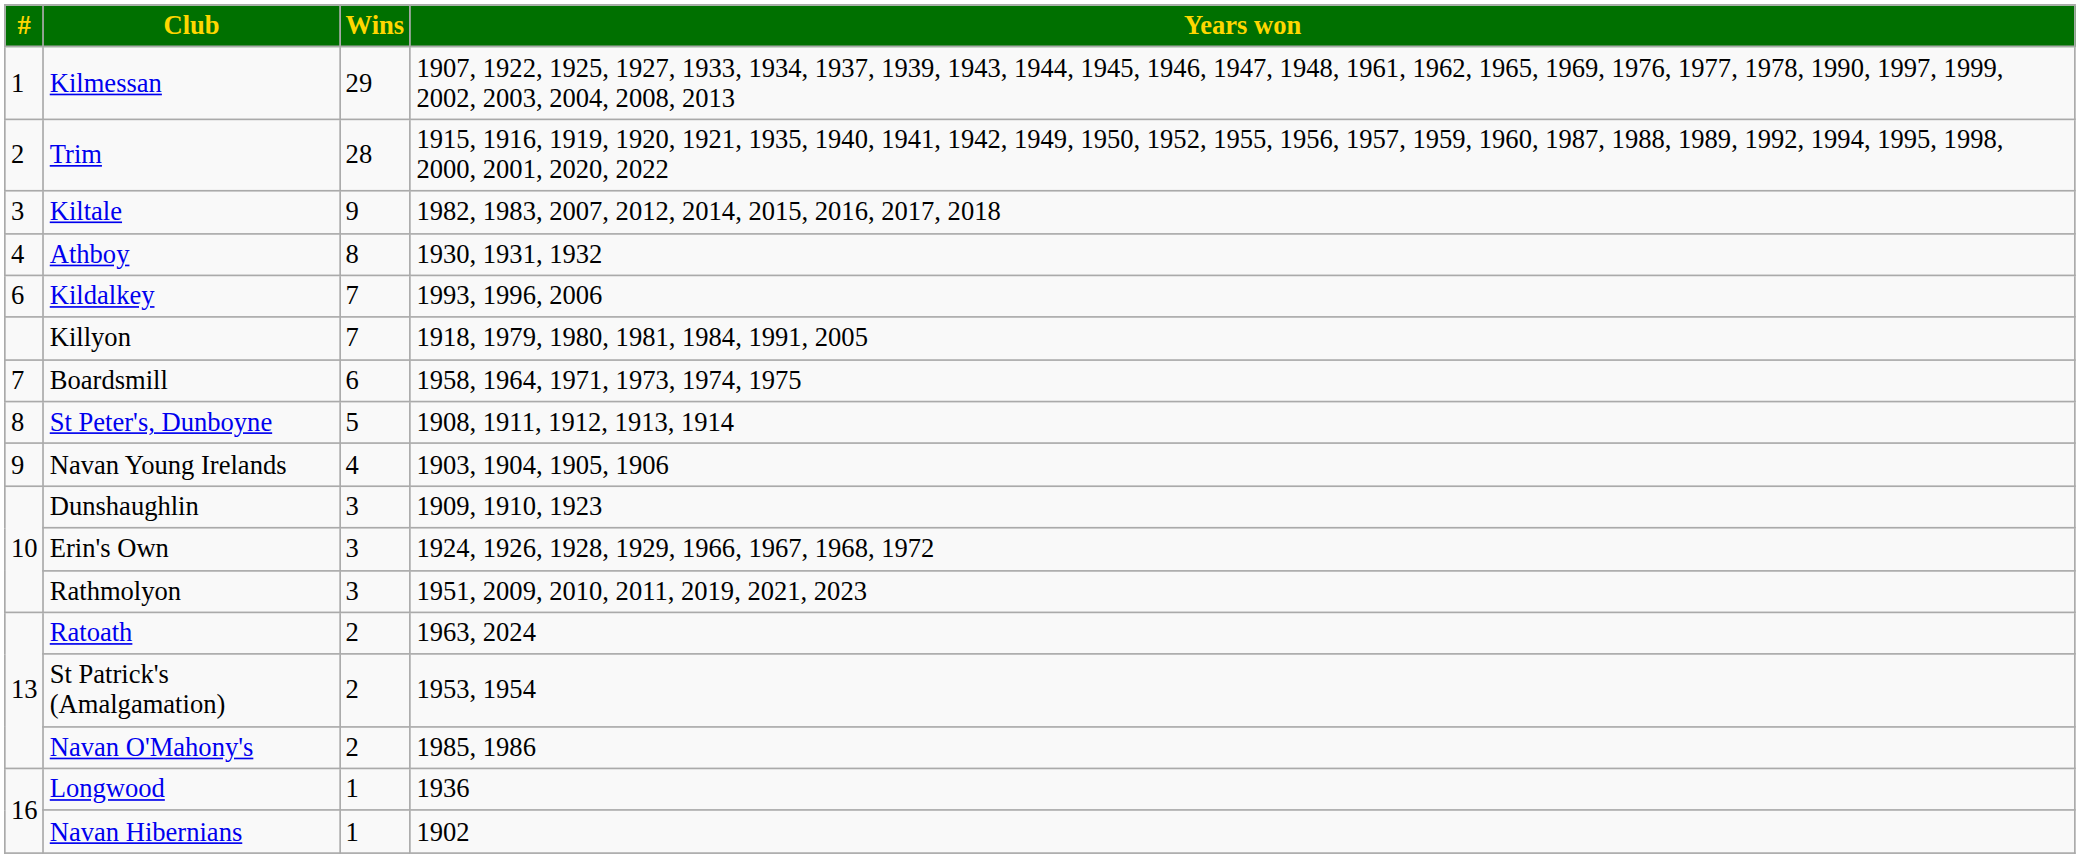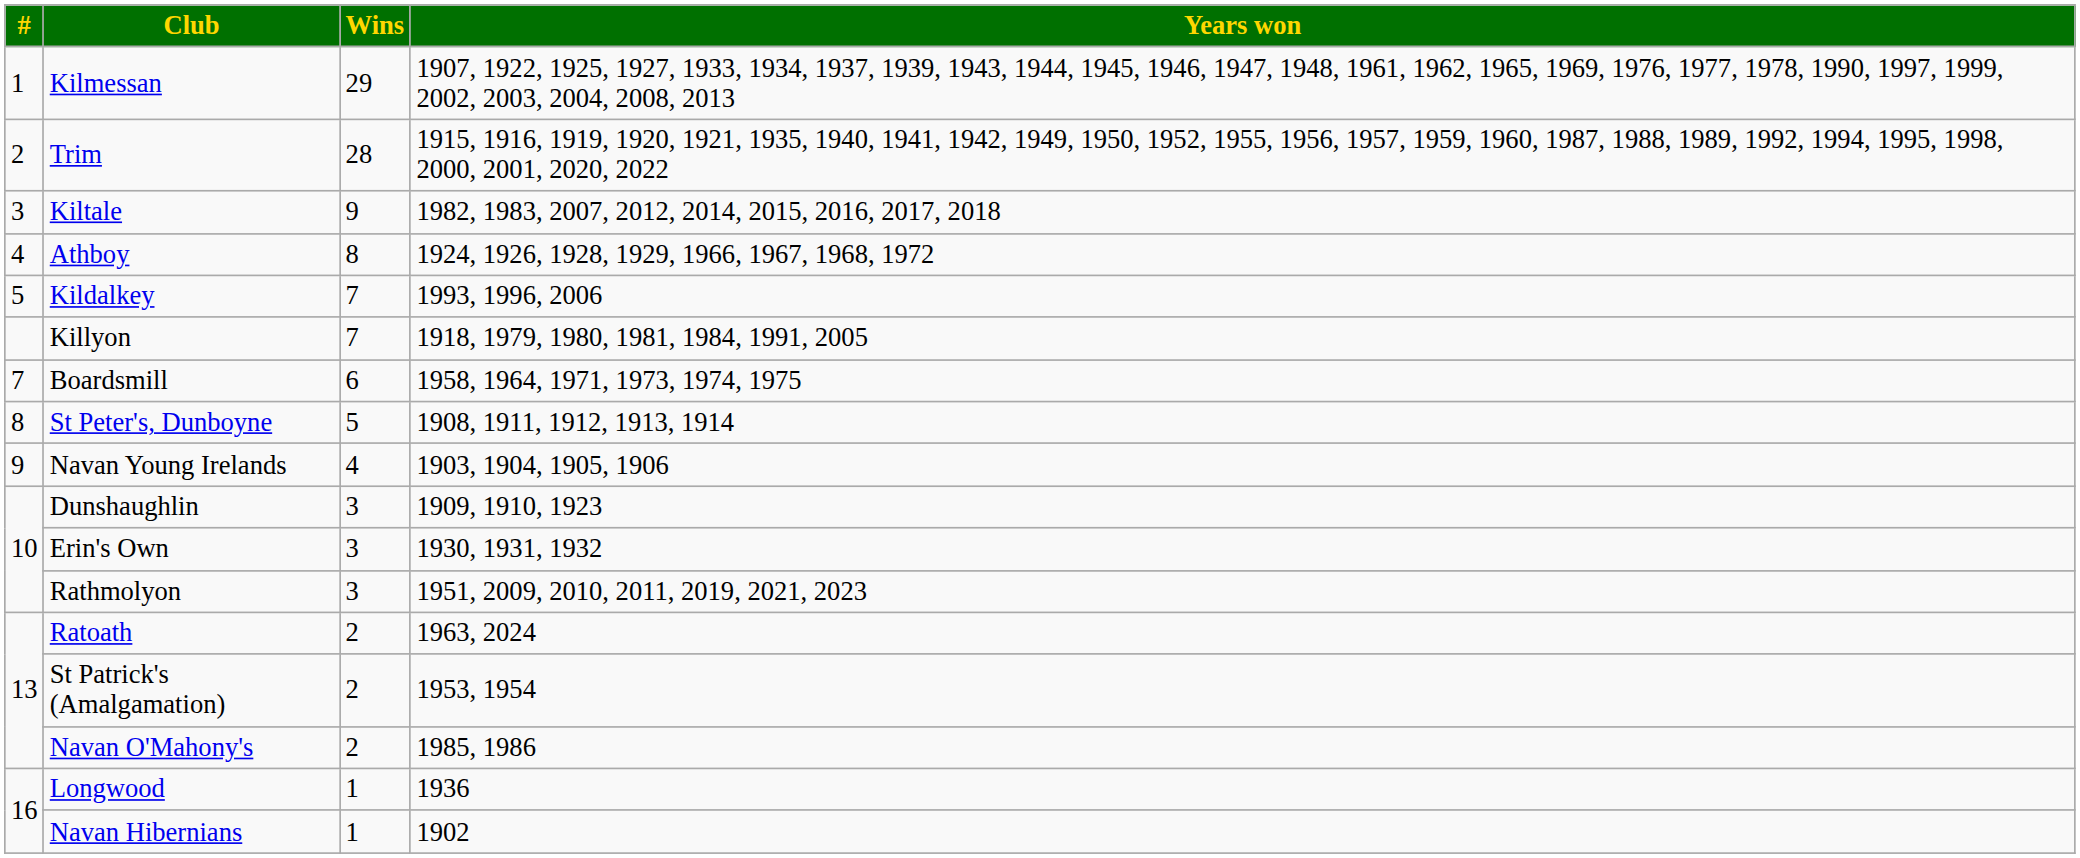(509, 253) 1930, 1931, 1932 -> (675, 253) 1924, 1926, 1928, 1929, 1966, 1967, 1968, 1972
(18, 295) 6 -> (18, 295) 5
(675, 548) 1924, 1926, 1928, 1929, 1966, 1967, 1968, 1972 -> (509, 548) 1930, 1931, 1932
